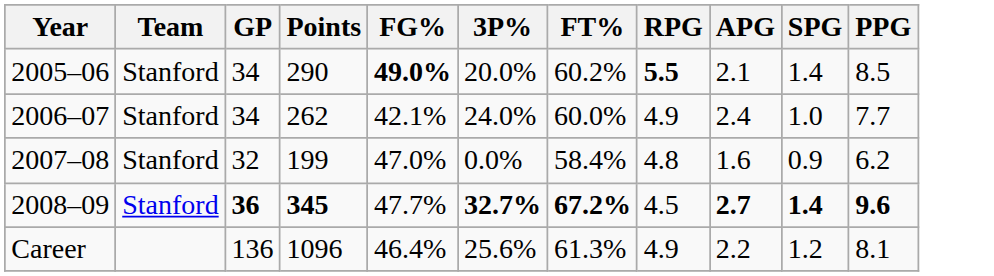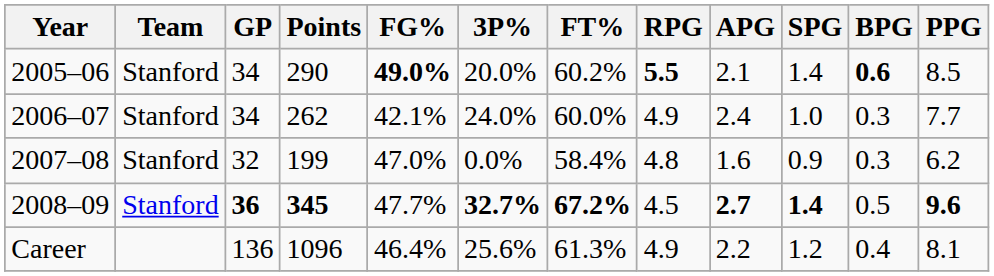+ column: (884, 26)
